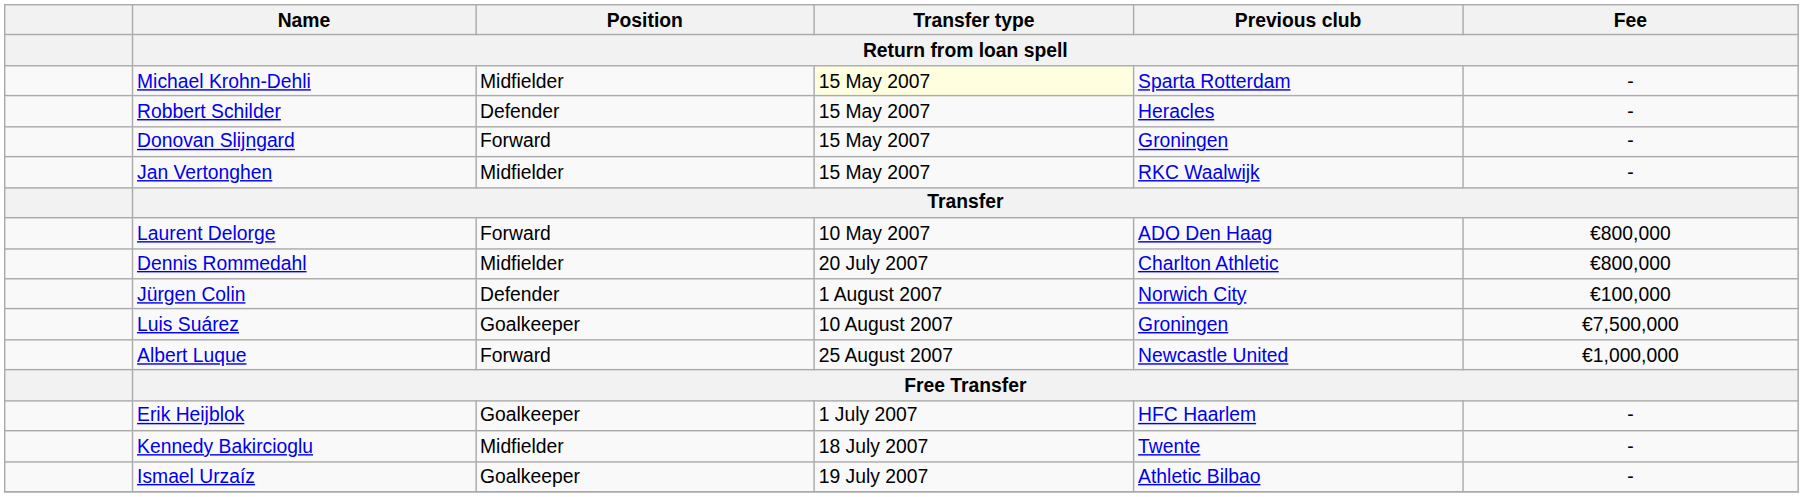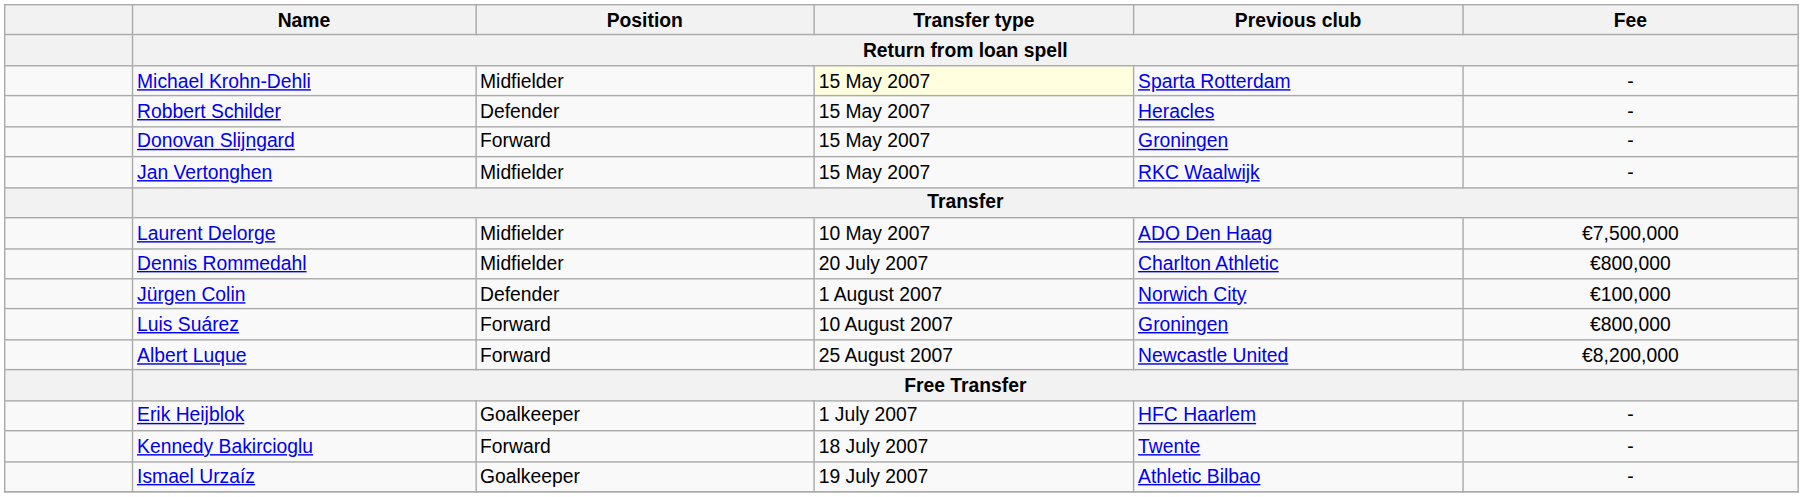(515, 233) Forward -> (522, 233) Midfielder
(1630, 233) €800,000 -> (1630, 233) €7,500,000
(530, 324) Goalkeeper -> (515, 324) Forward
(1630, 324) €7,500,000 -> (1630, 324) €800,000
(1630, 354) €1,000,000 -> (1630, 354) €8,200,000
(522, 446) Midfielder -> (515, 446) Forward
